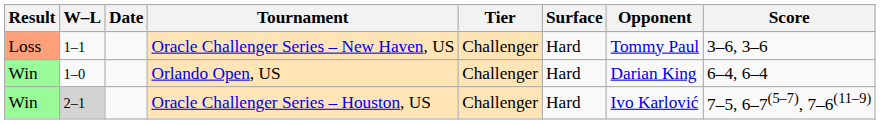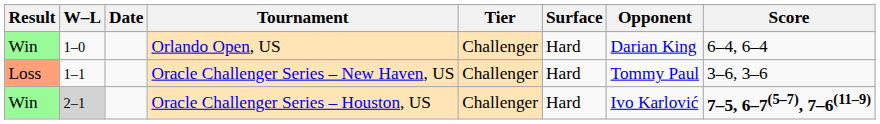rows swapped: (216, 73) <-> (303, 45)
(789, 102) normal -> (789, 102) bold
